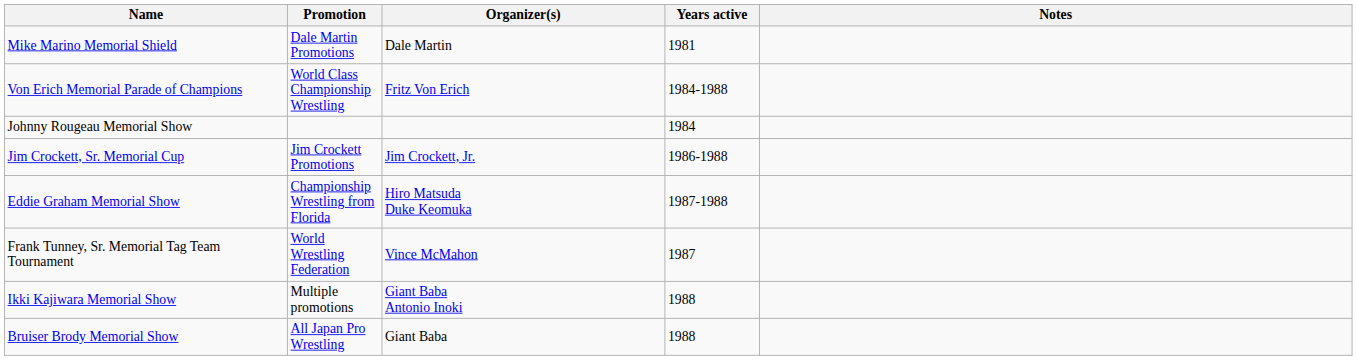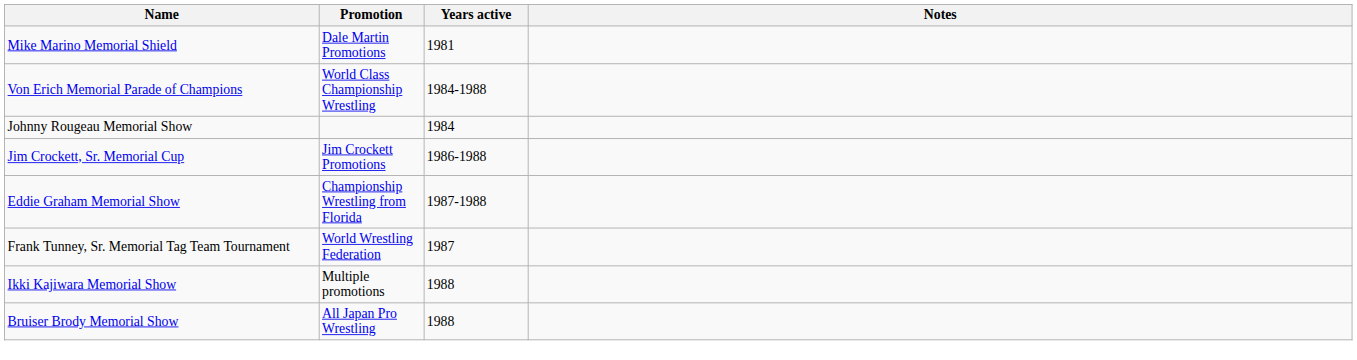- column: (523, 15)
